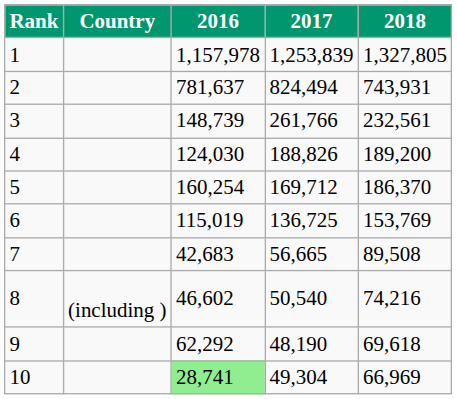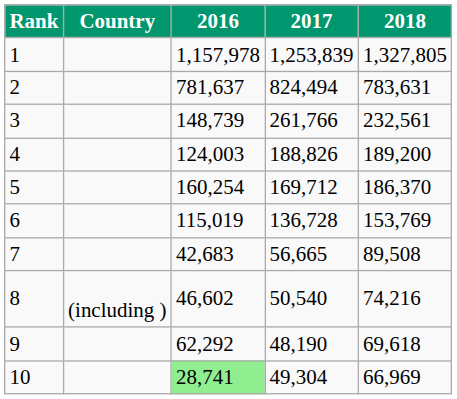(397, 87) 743,931 -> (397, 87) 783,631
(210, 154) 124,030 -> (210, 154) 124,003
(304, 220) 136,725 -> (304, 220) 136,728
